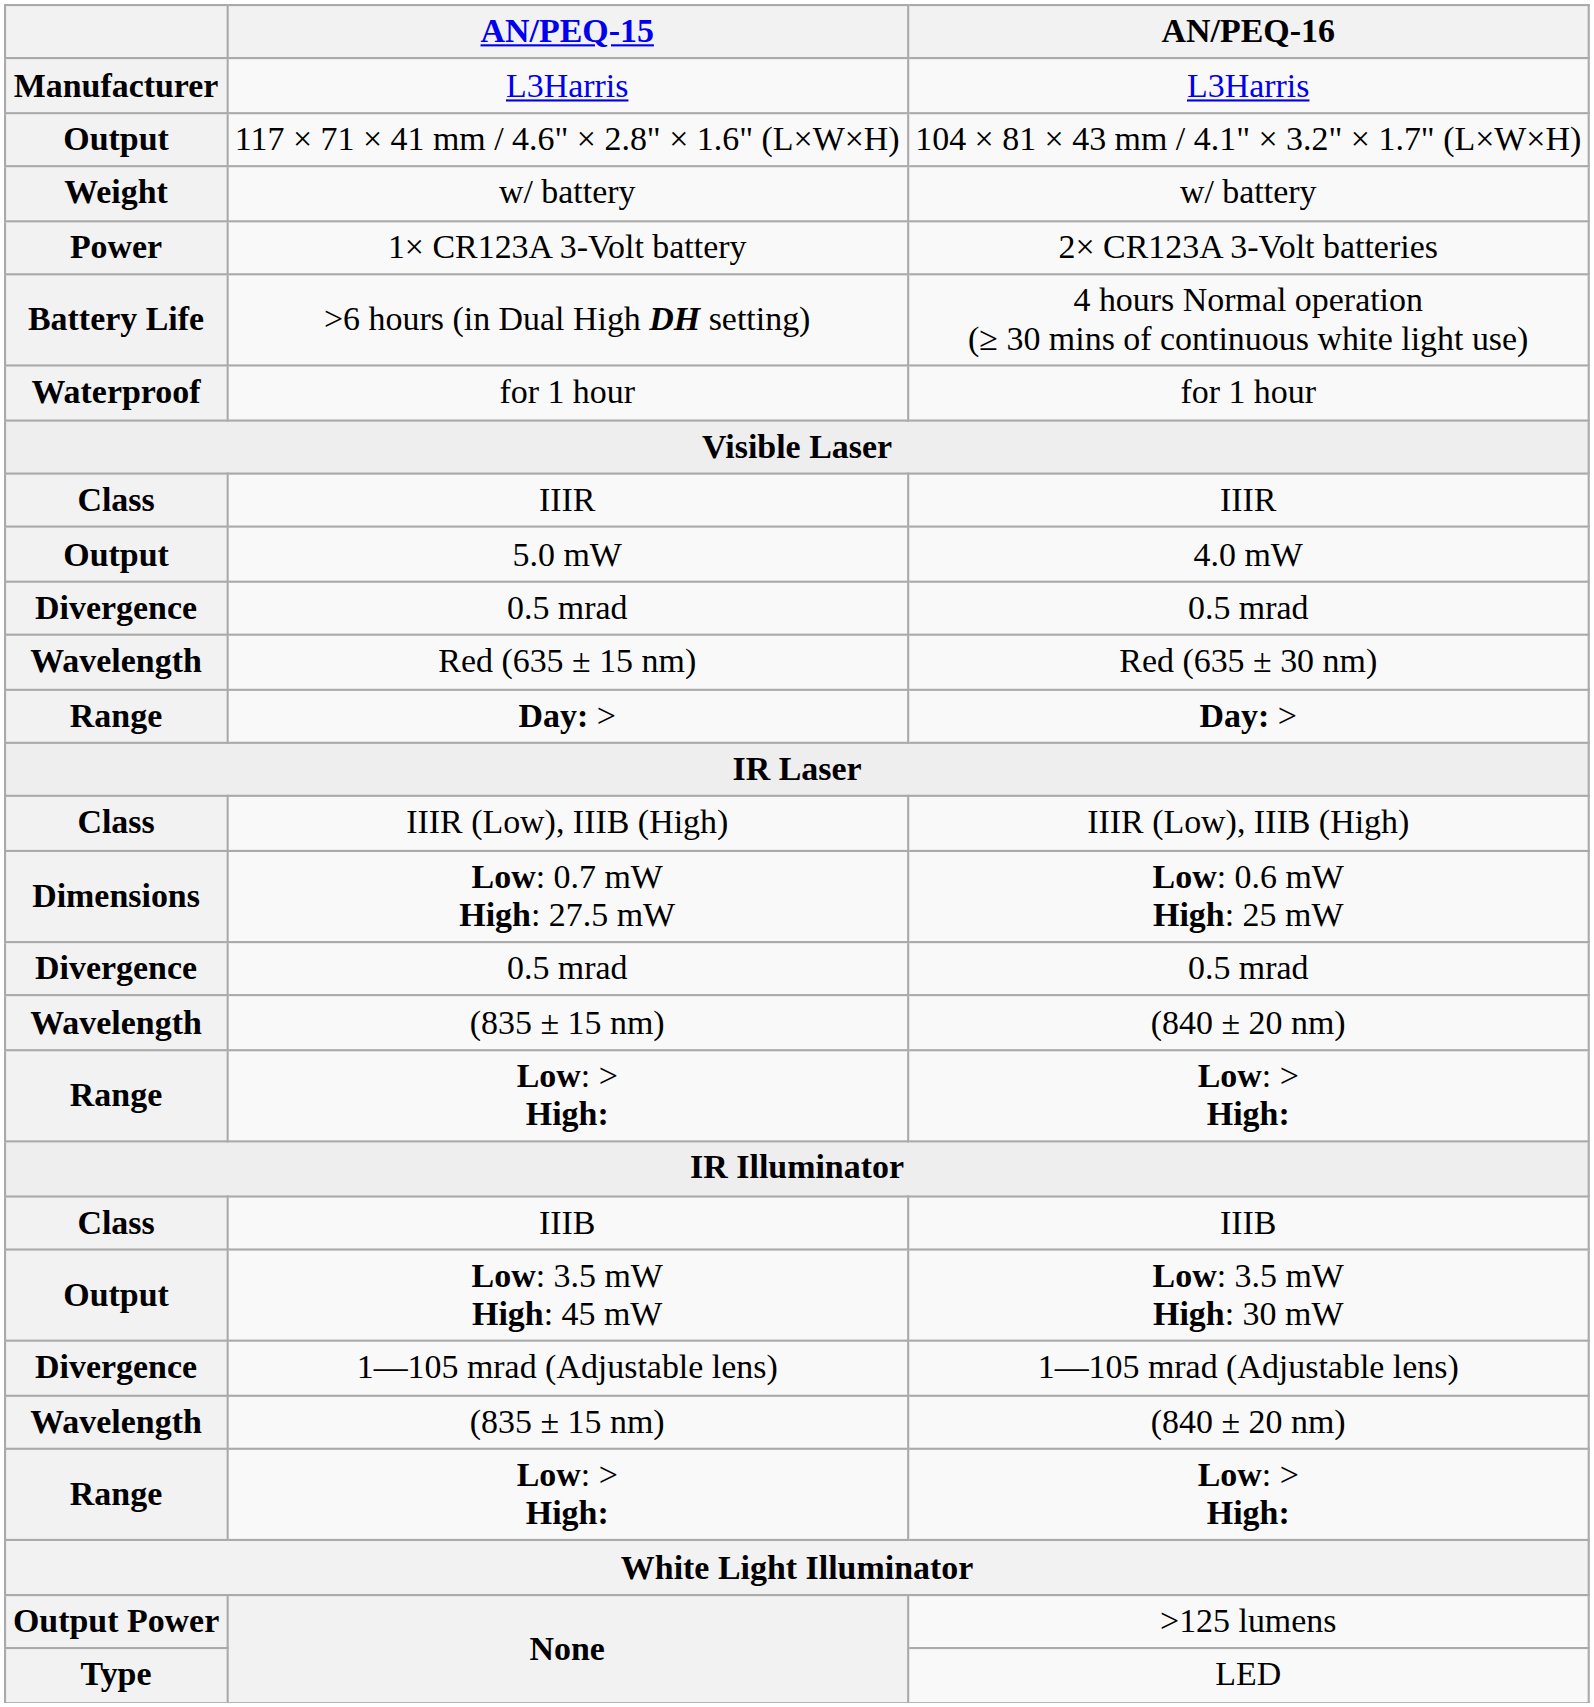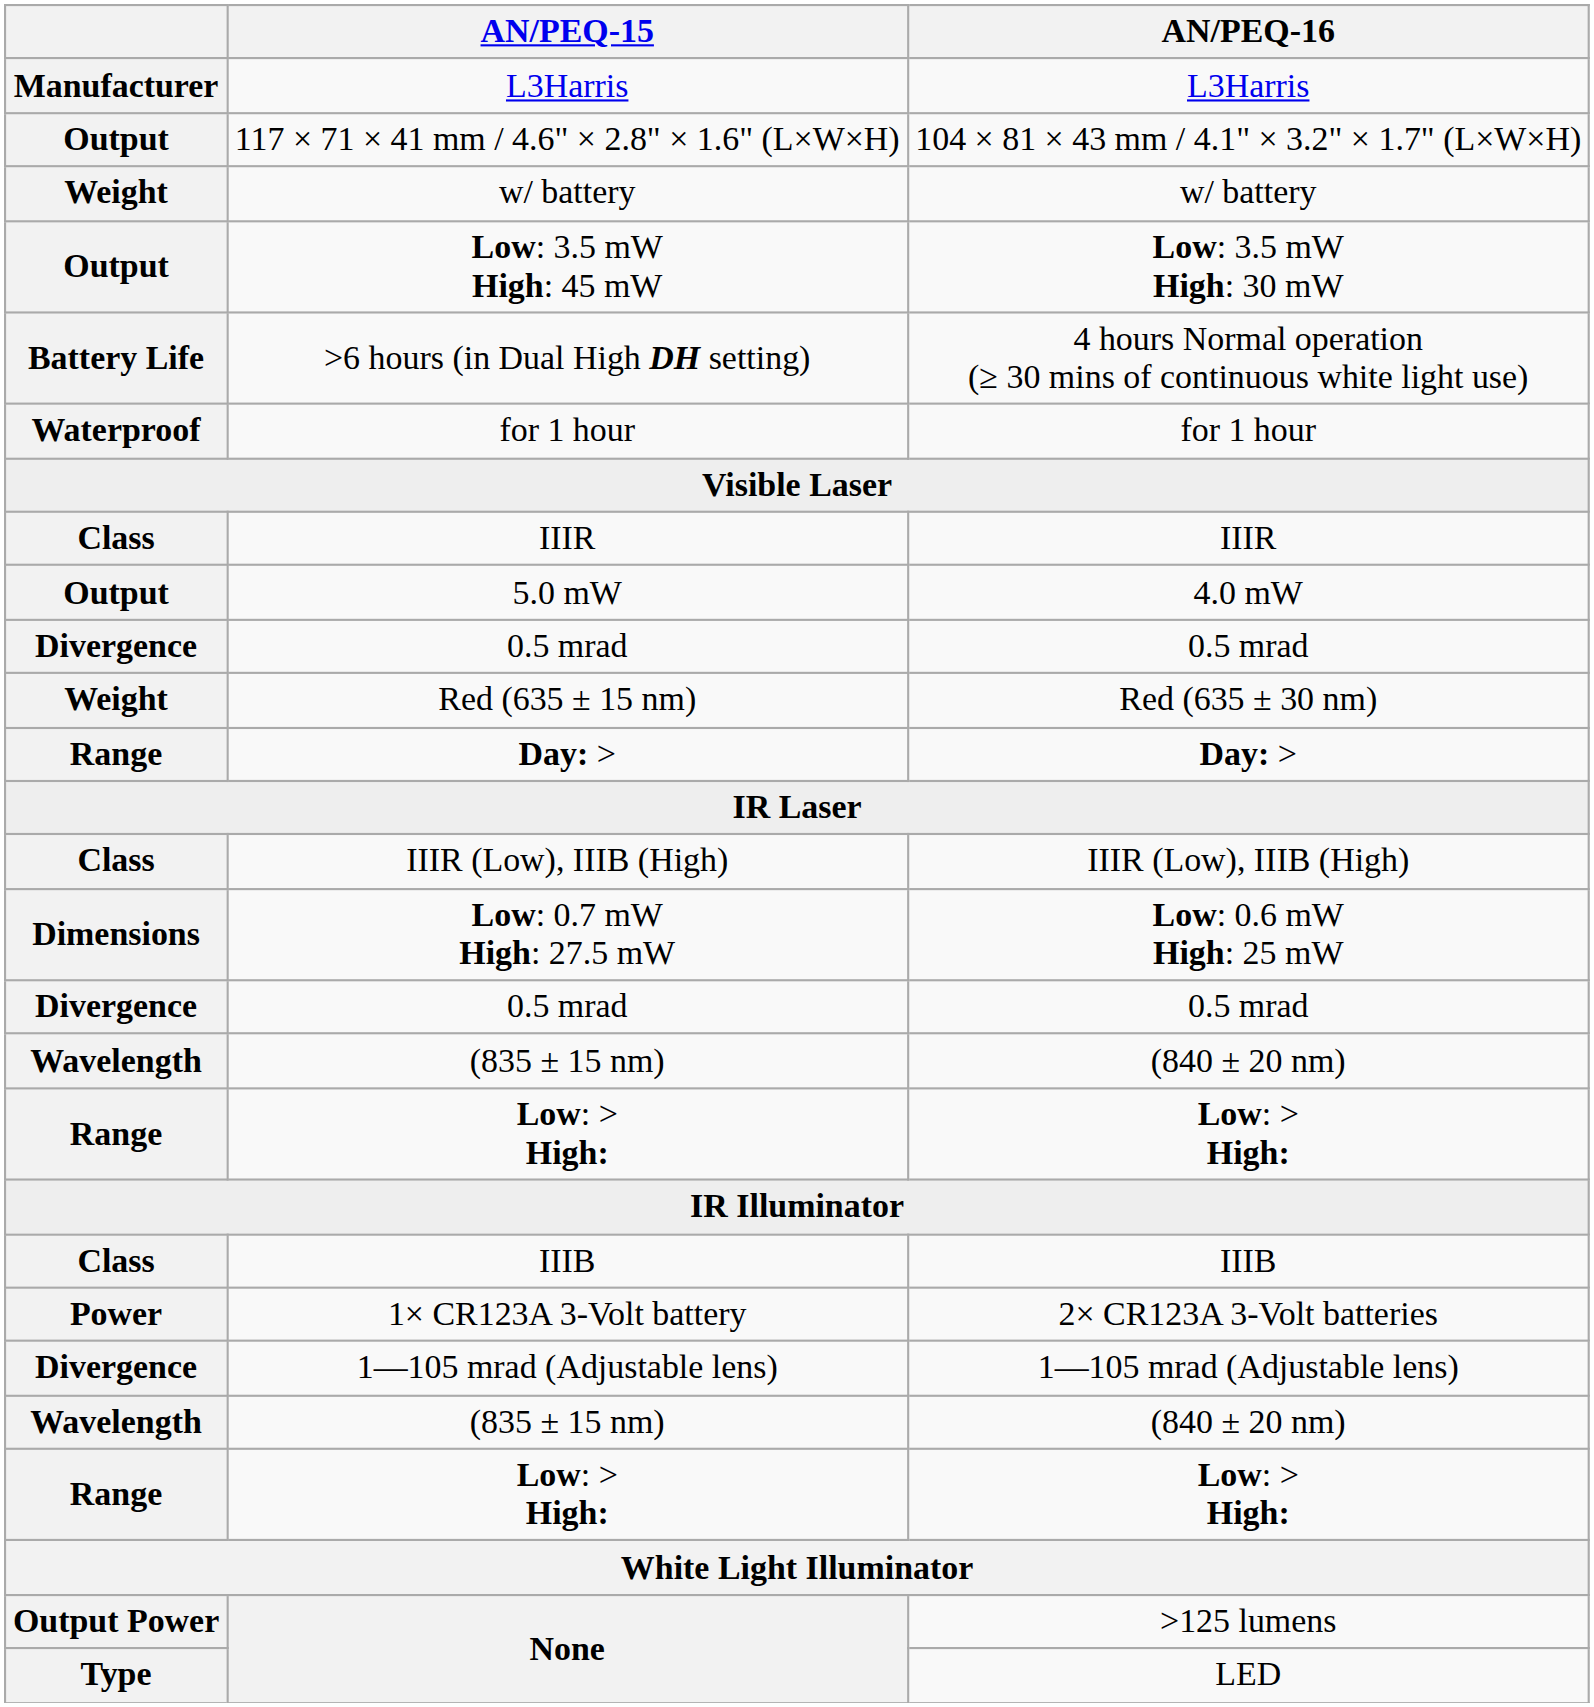rows swapped: (567, 246) <-> (567, 1294)
(116, 661) Wavelength -> (116, 699) Weight
